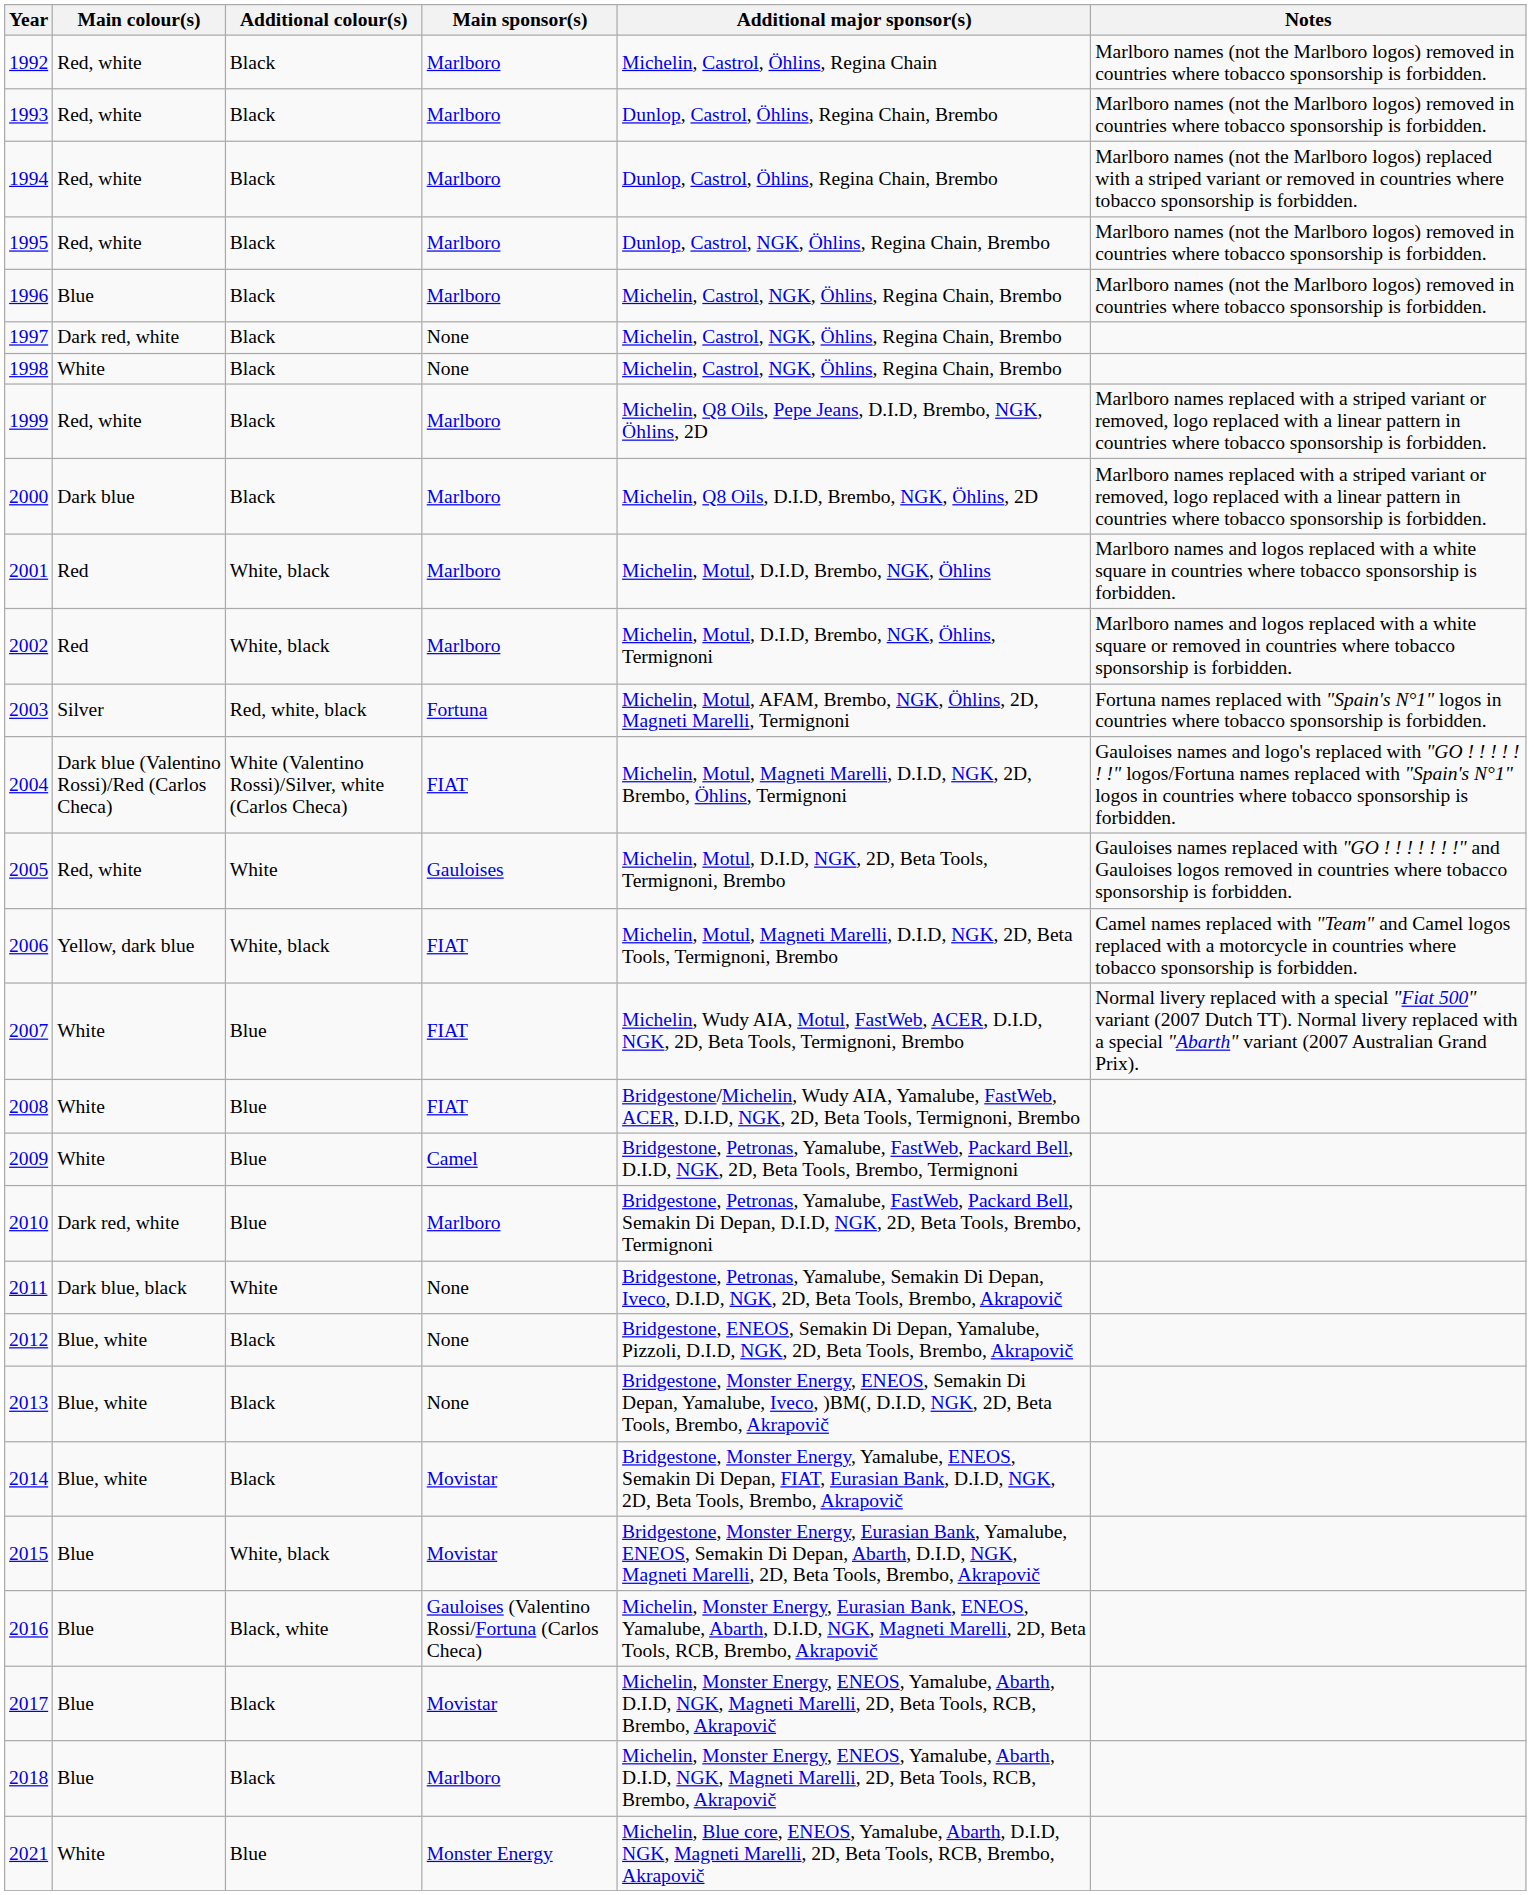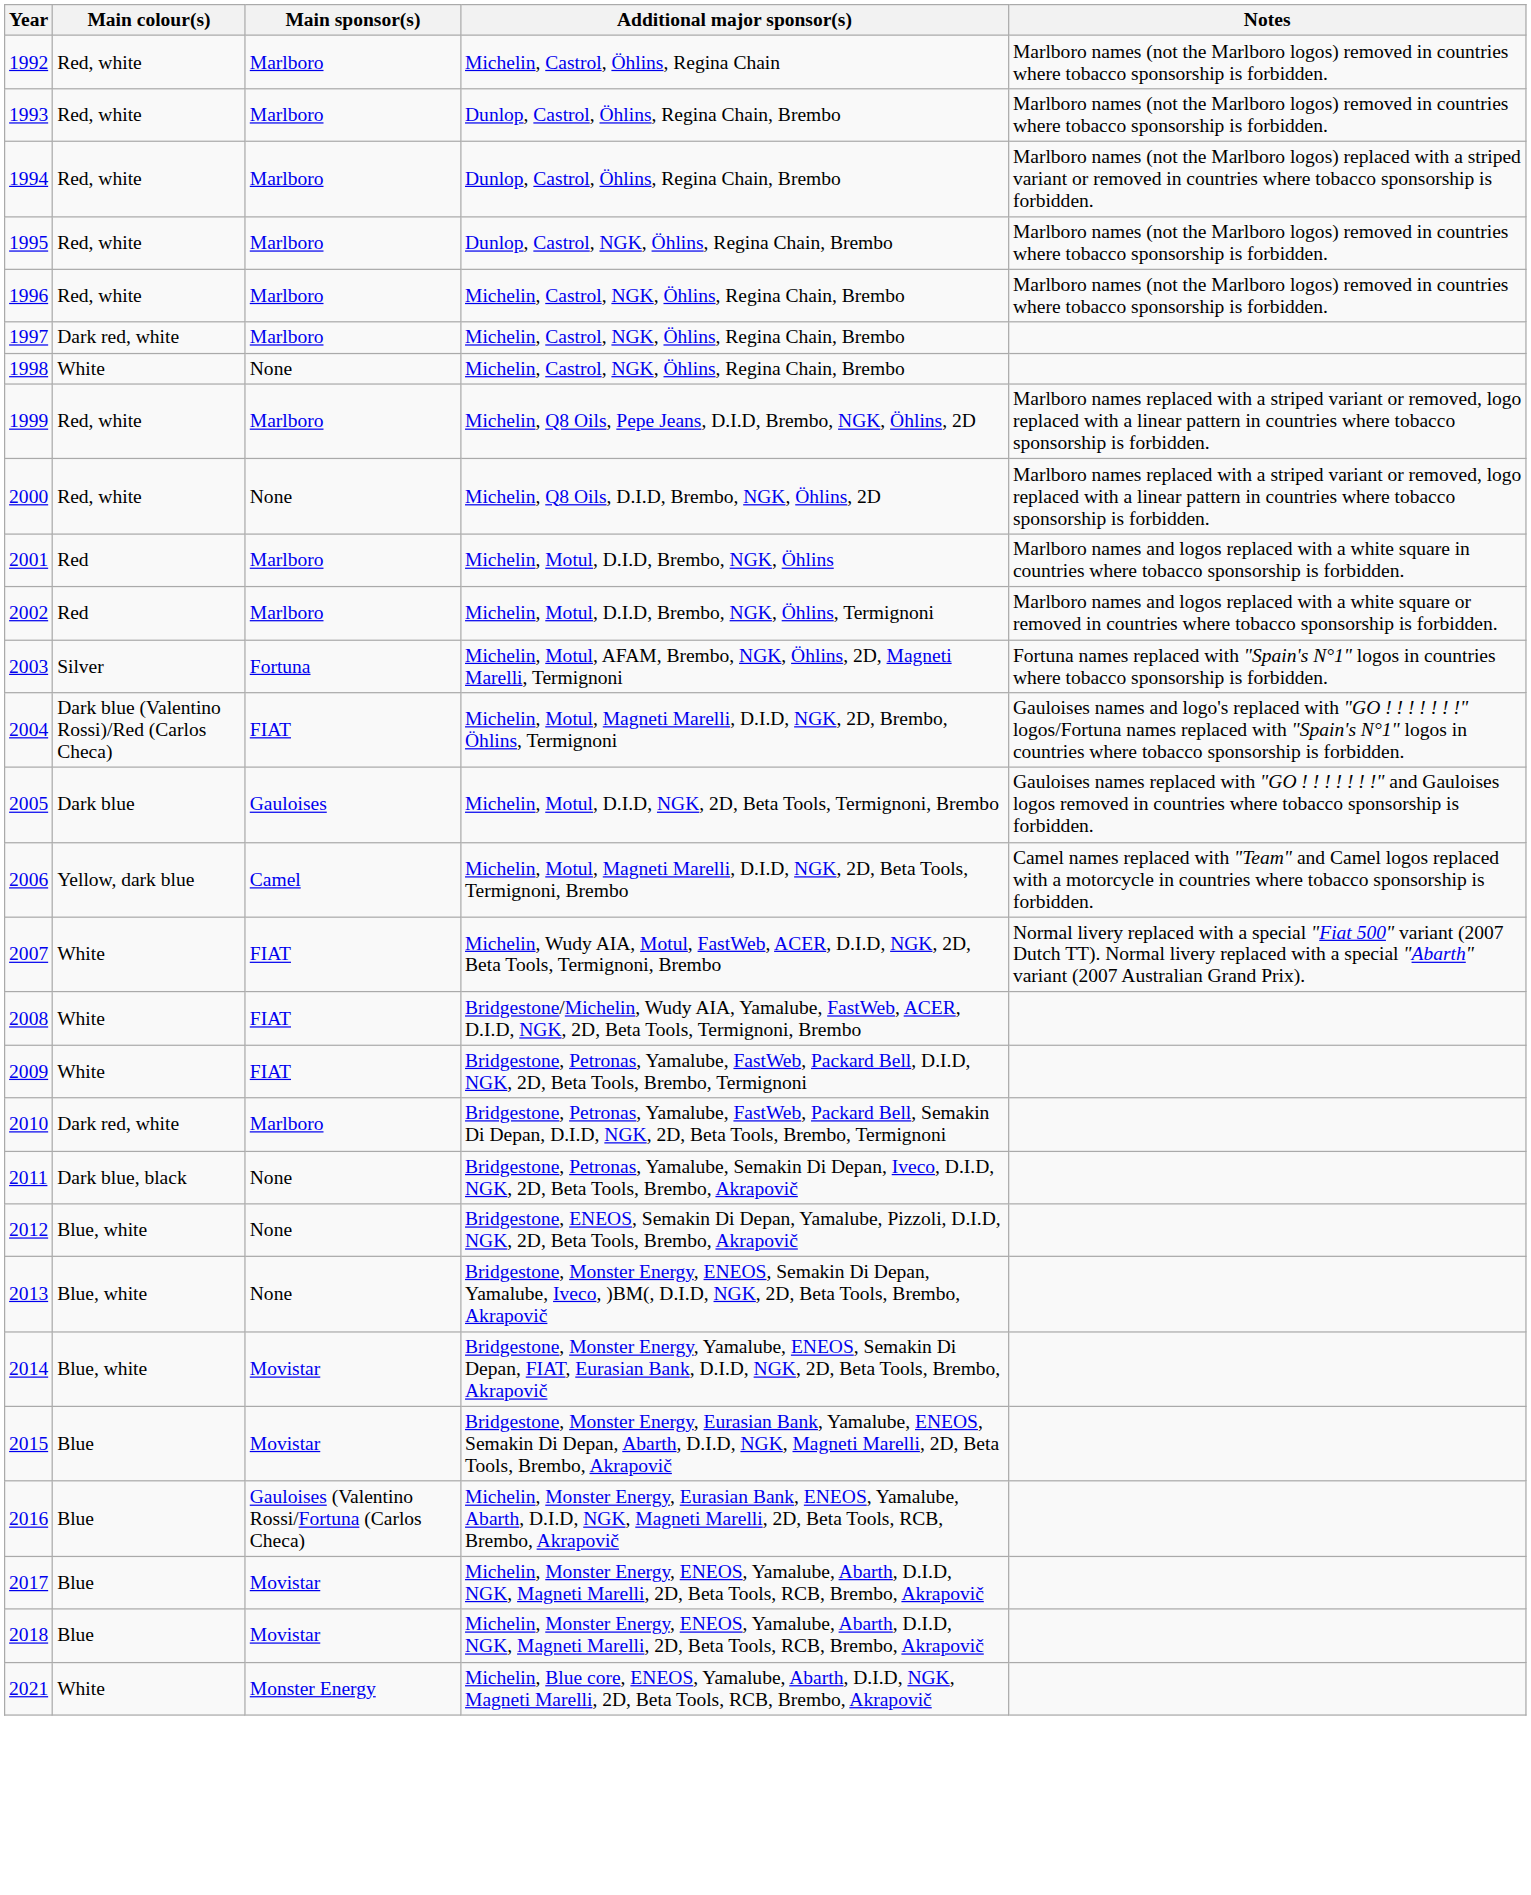- column: (324, 19)
(76, 295) Blue -> (99, 295) Red, white
(448, 337) None -> (287, 337) Marlboro
(96, 496) Dark blue -> (99, 496) Red, white
(464, 496) Marlboro -> (271, 496) None
(99, 870) Red, white -> (96, 804) Dark blue
(447, 945) FIAT -> (275, 879) Camel
(452, 1159) Camel -> (270, 1071) FIAT
(464, 1778) Marlboro -> (285, 1635) Movistar
